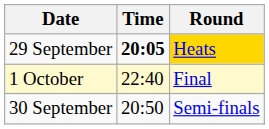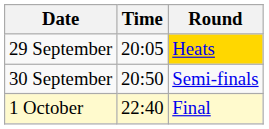(143, 49) bold -> (142, 49) normal
rows swapped: (61, 108) <-> (46, 78)
